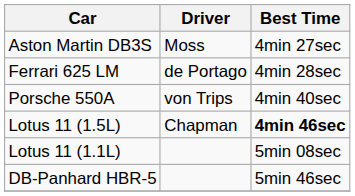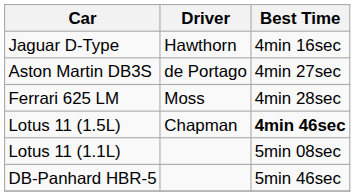+ row: (64, 45)
(185, 45) Moss -> (206, 72) de Portago
(206, 72) de Portago -> (185, 98) Moss
- row: (61, 98)
